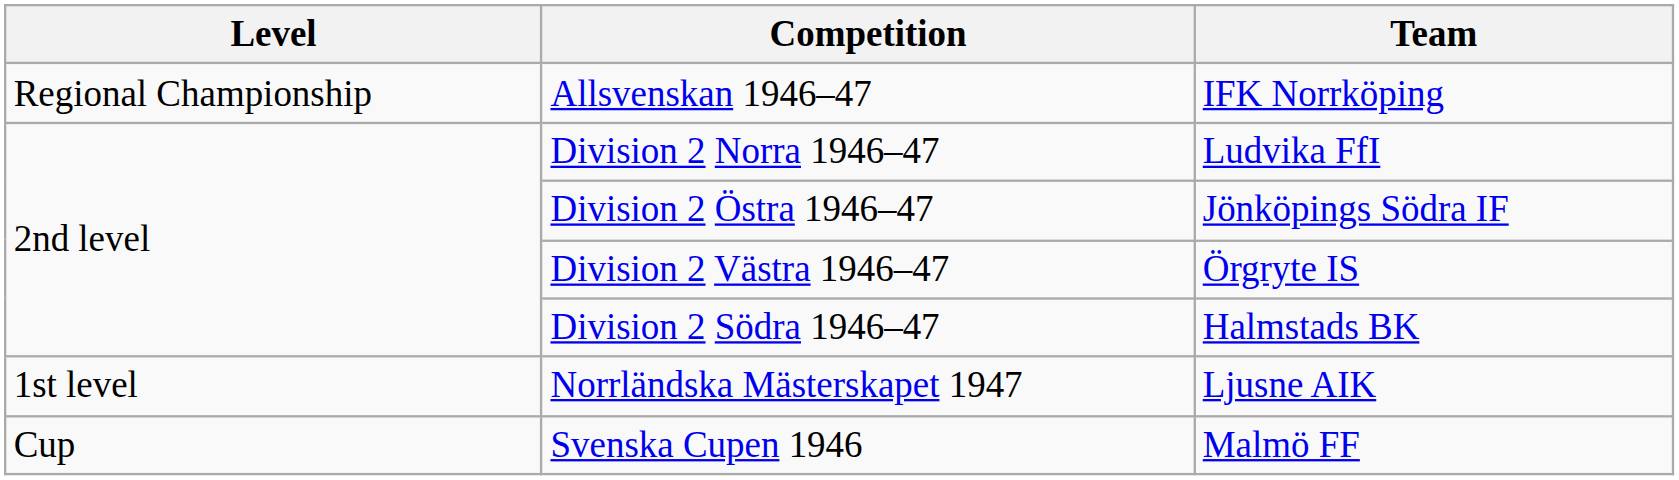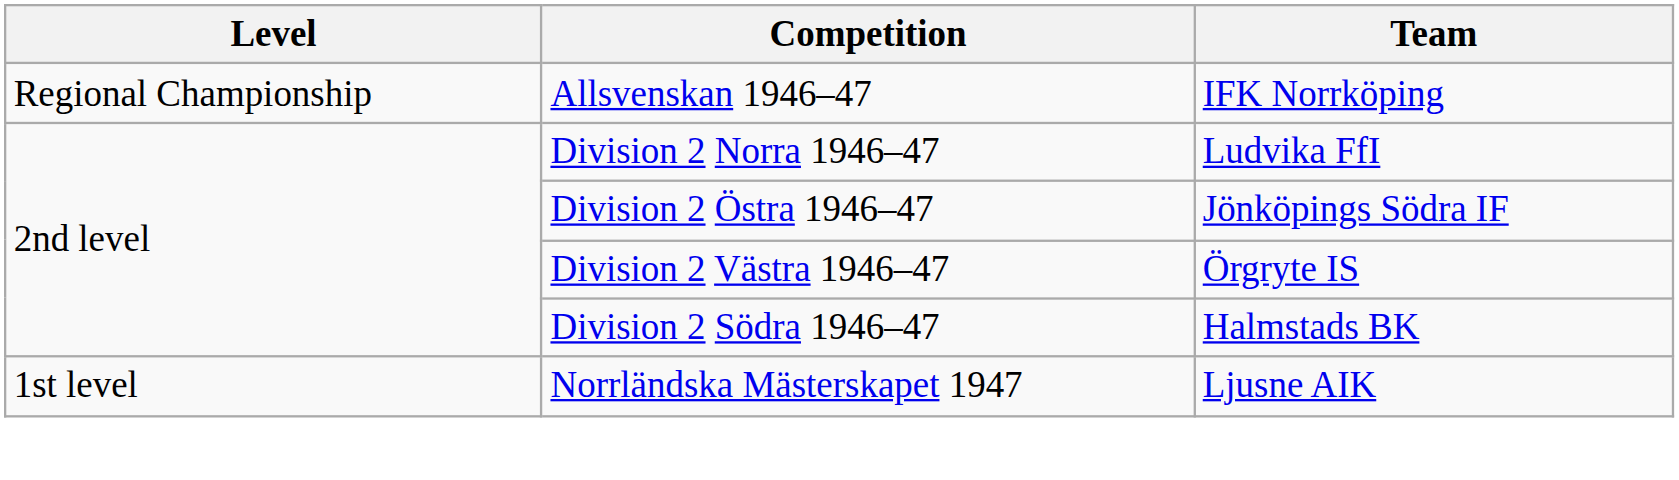- row: (707, 444)
